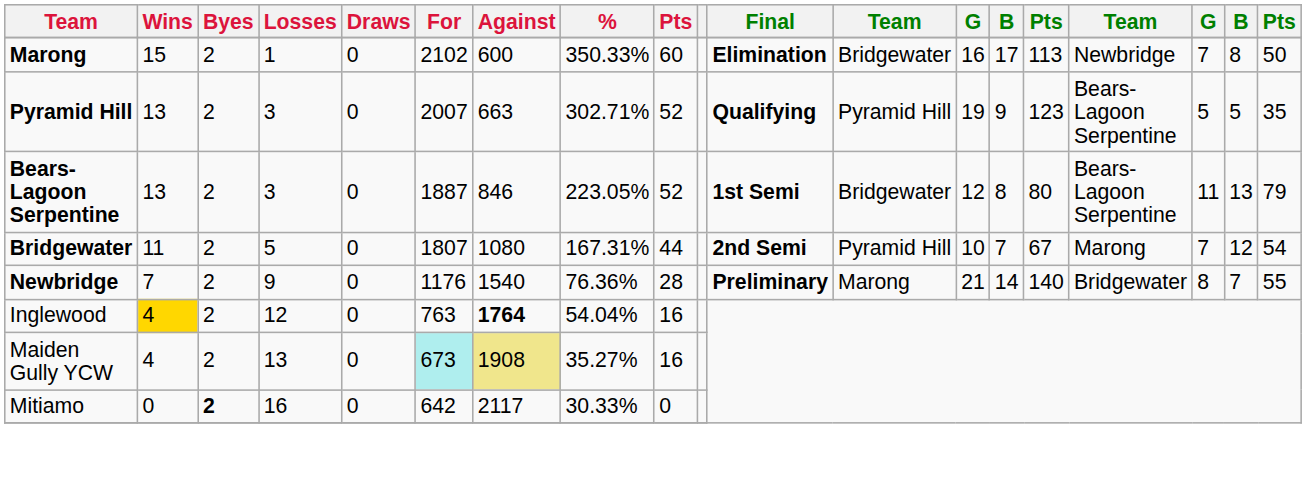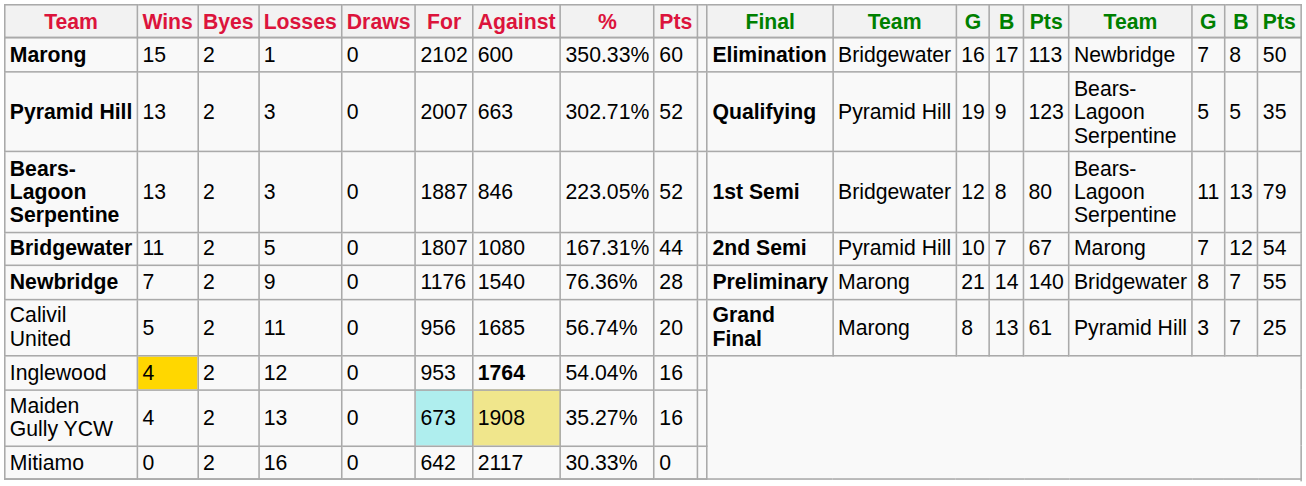+ row: (40, 327)
(438, 315) 763 -> (438, 372) 953
(209, 406) bold -> (209, 462) normal
